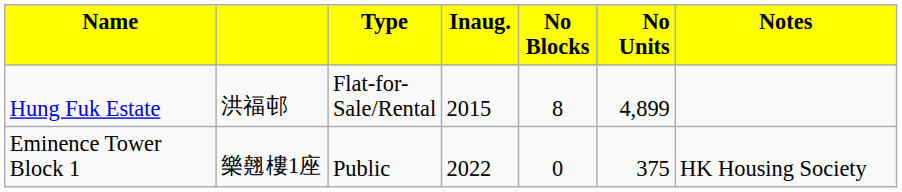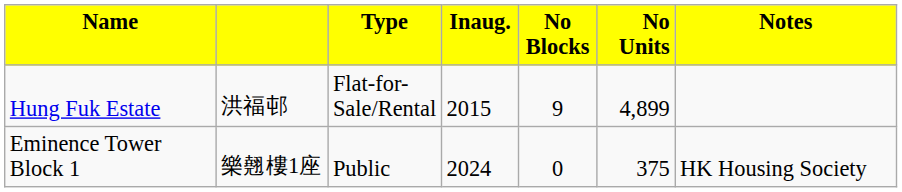(558, 108) 8 -> (558, 108) 9
(469, 168) 2022 -> (469, 168) 2024
